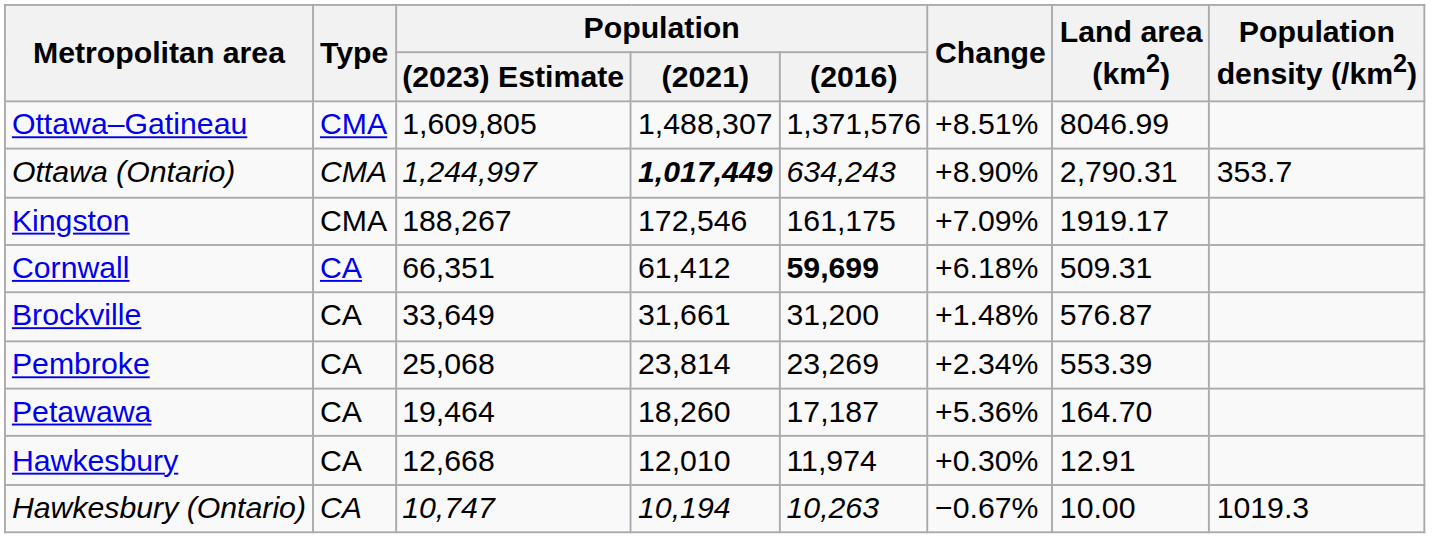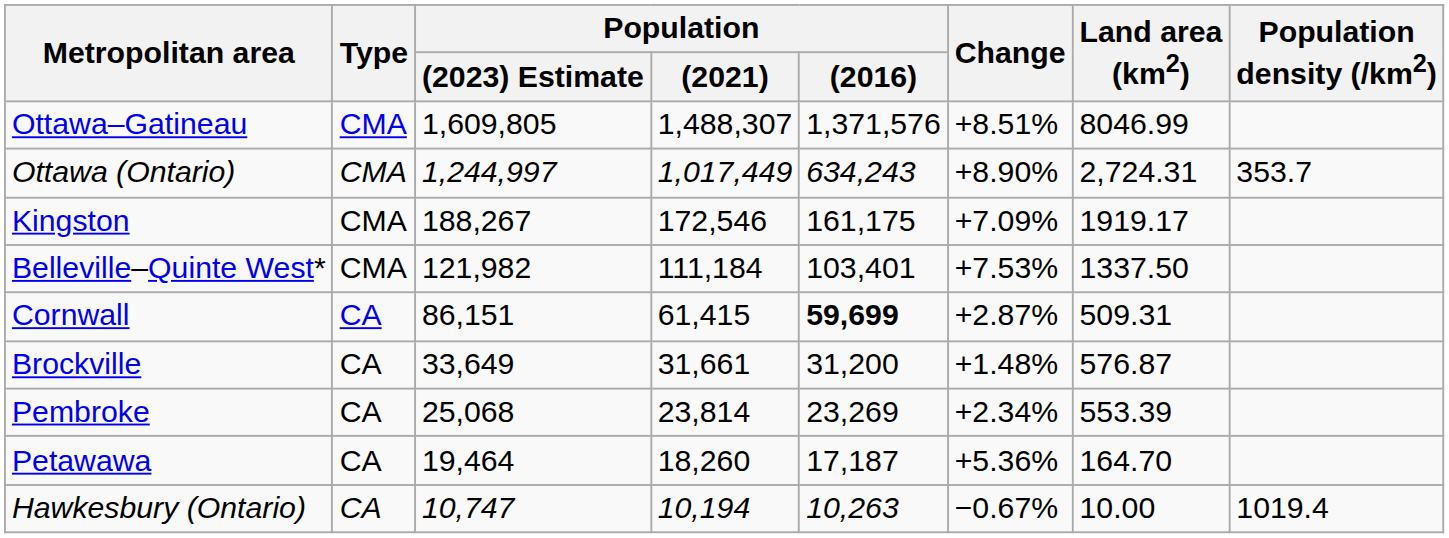(705, 172) bold -> (725, 172) normal
(1119, 172) 2,790.31 -> (1138, 172) 2,724.31
+ row: (169, 268)
(448, 268) 66,351 -> (468, 316) 86,151
(684, 268) 61,412 -> (704, 316) 61,415
(987, 268) +6.18% -> (1006, 316) +2.87%
- row: (95, 460)
(1263, 508) 1019.3 -> (1283, 508) 1019.4
